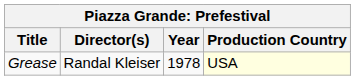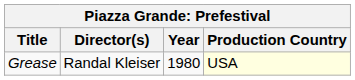(184, 63) 1978 -> (184, 63) 1980
